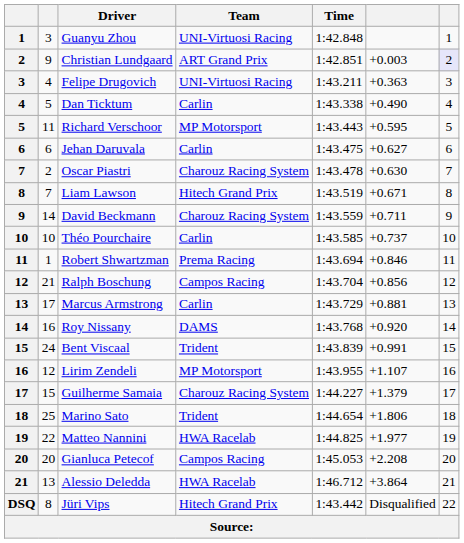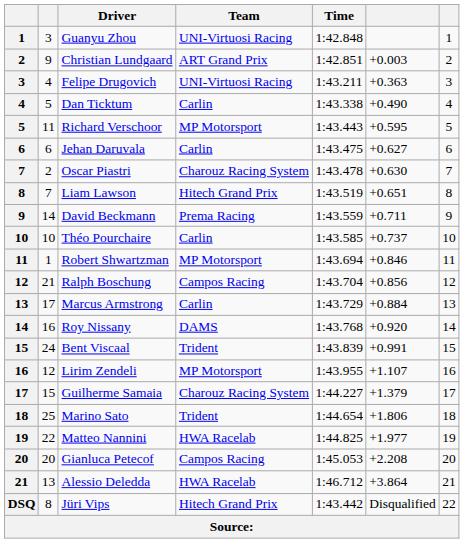(449, 59) lavender background -> (449, 59) no background
(388, 192) +0.671 -> (388, 192) +0.651
(244, 215) Charouz Racing System -> (217, 215) Prema Racing
(217, 259) Prema Racing -> (220, 259) MP Motorsport
(388, 303) +0.881 -> (388, 303) +0.884
